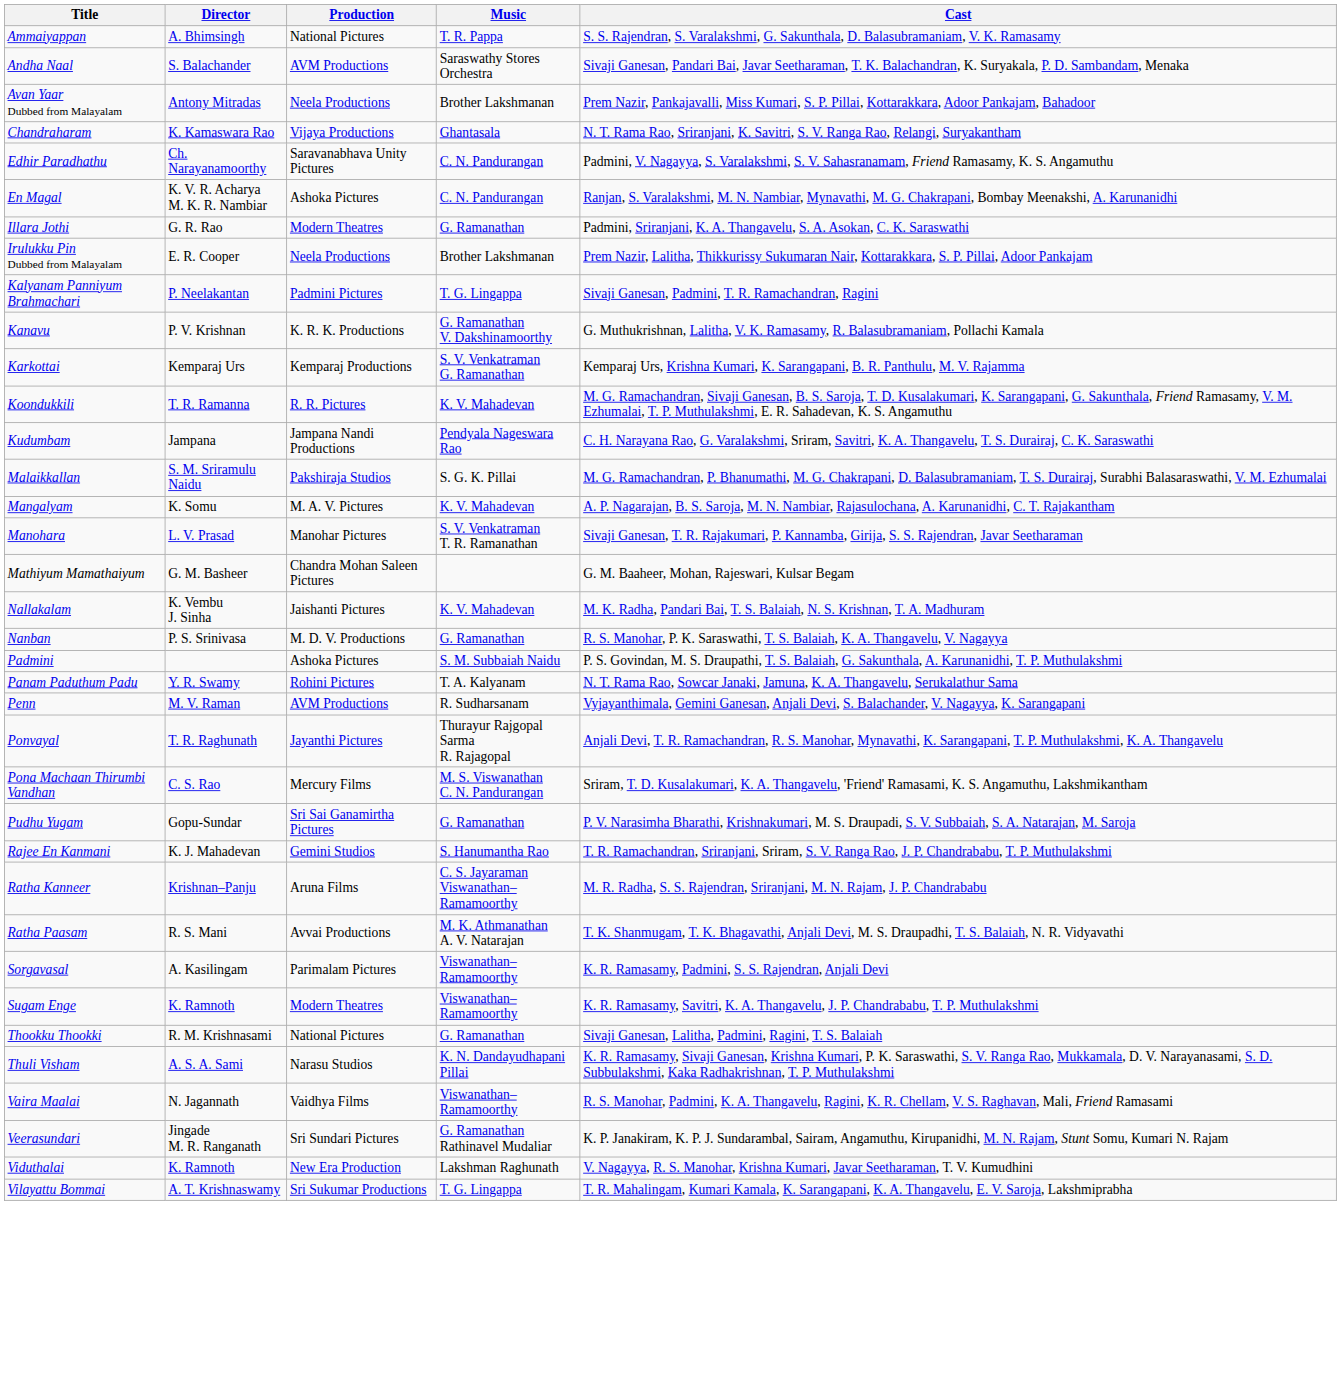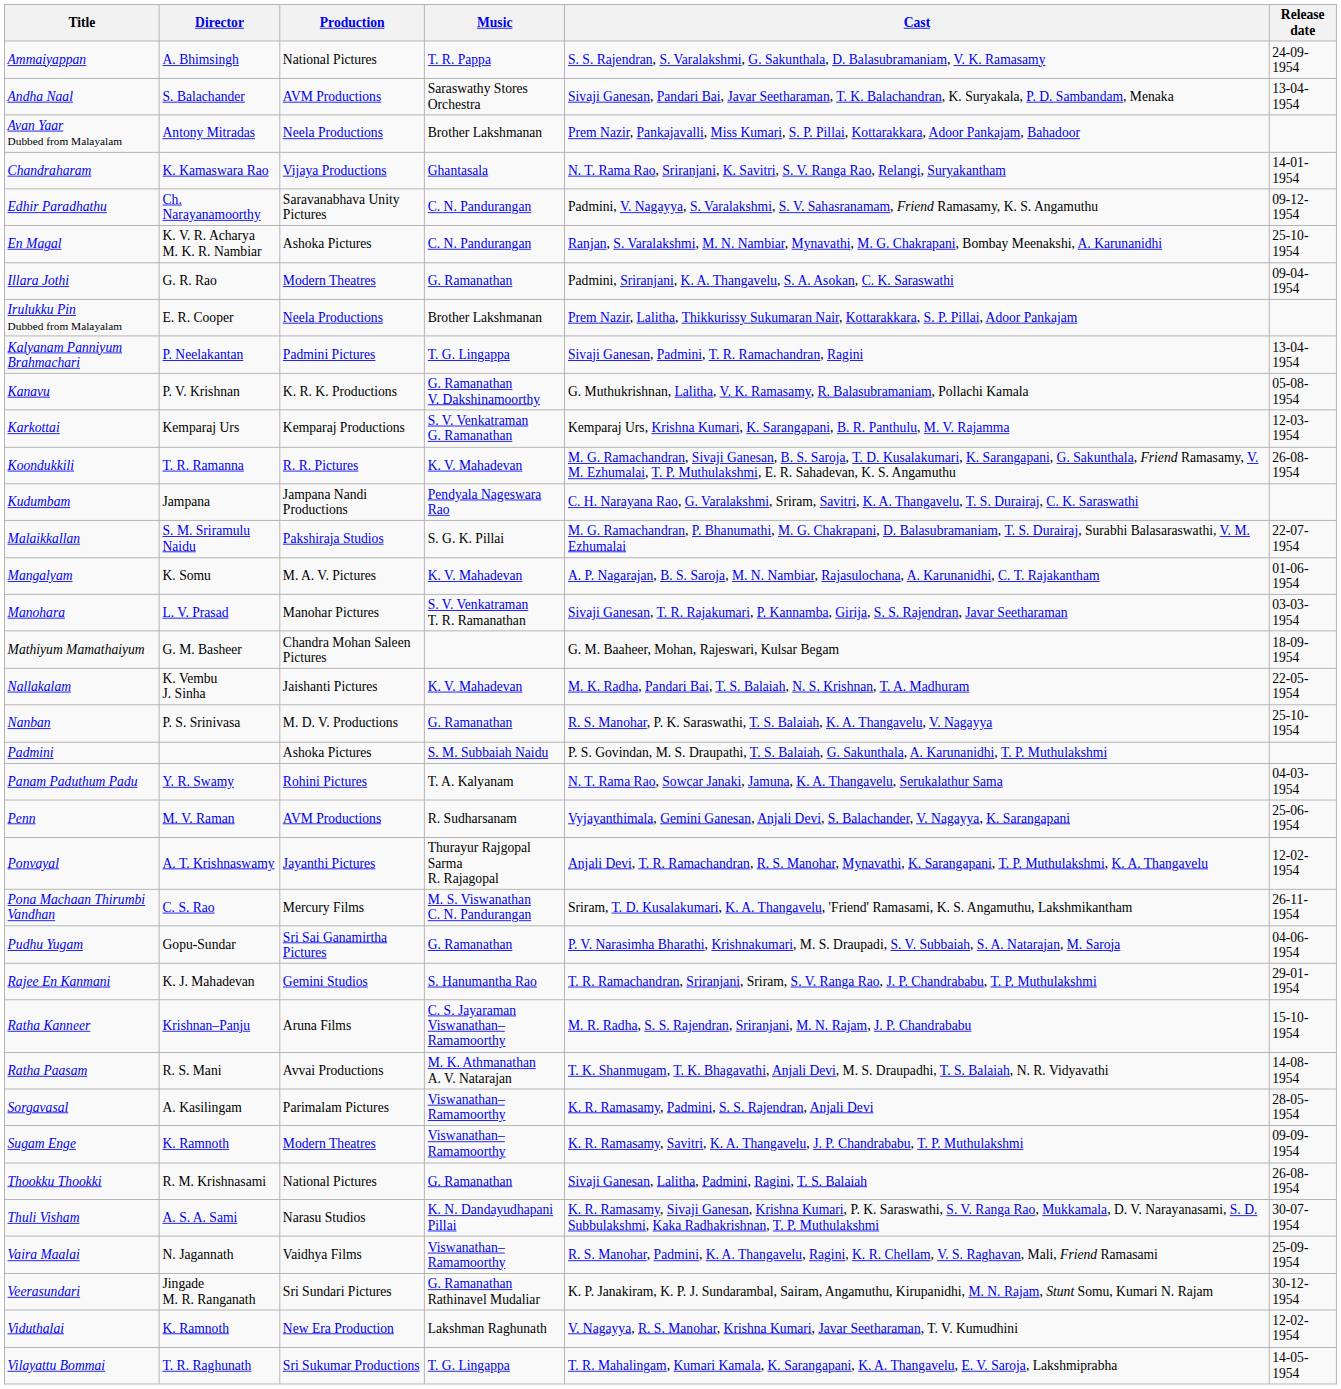+ column: (1303, 22)
(213, 740) T. R. Raghunath -> (219, 863) A. T. Krishnaswamy
(224, 1189) A. T. Krishnaswamy -> (207, 1365) T. R. Raghunath
